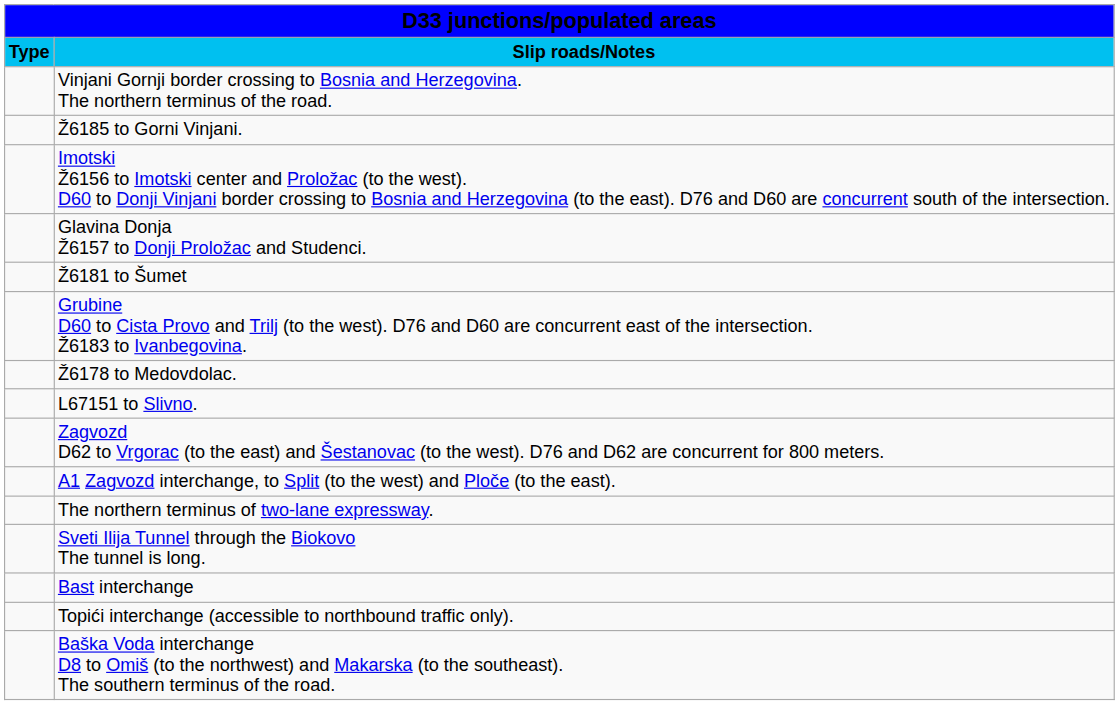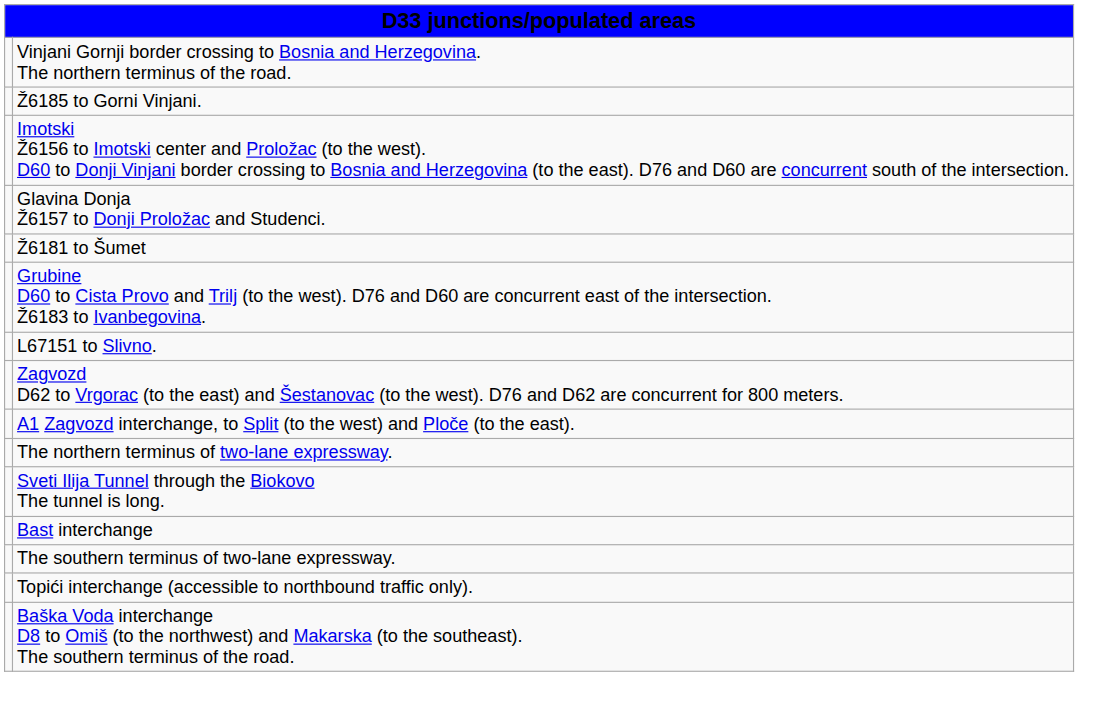- row: (584, 52)
- row: (147, 374)
+ row: (206, 558)
